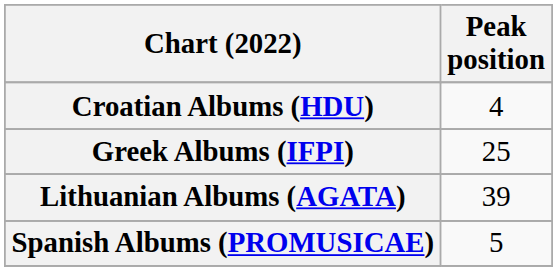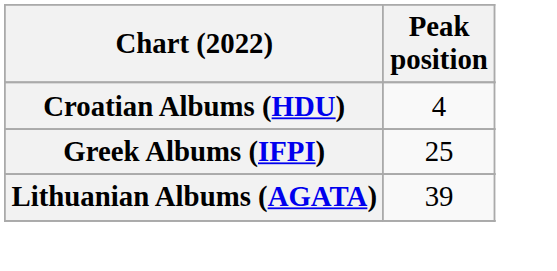- row: (223, 242)
